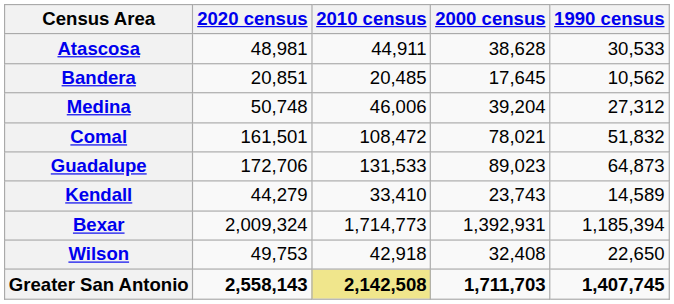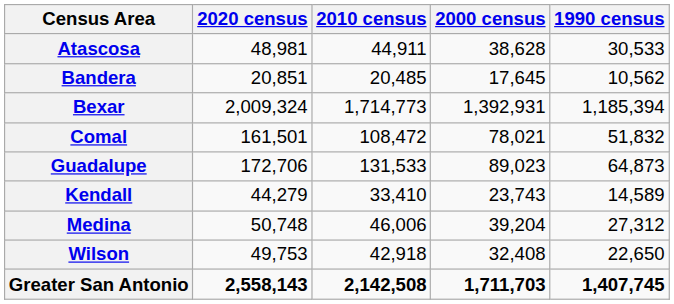rows swapped: (99, 225) <-> (99, 107)
(385, 284) khaki background -> (385, 284) no background
